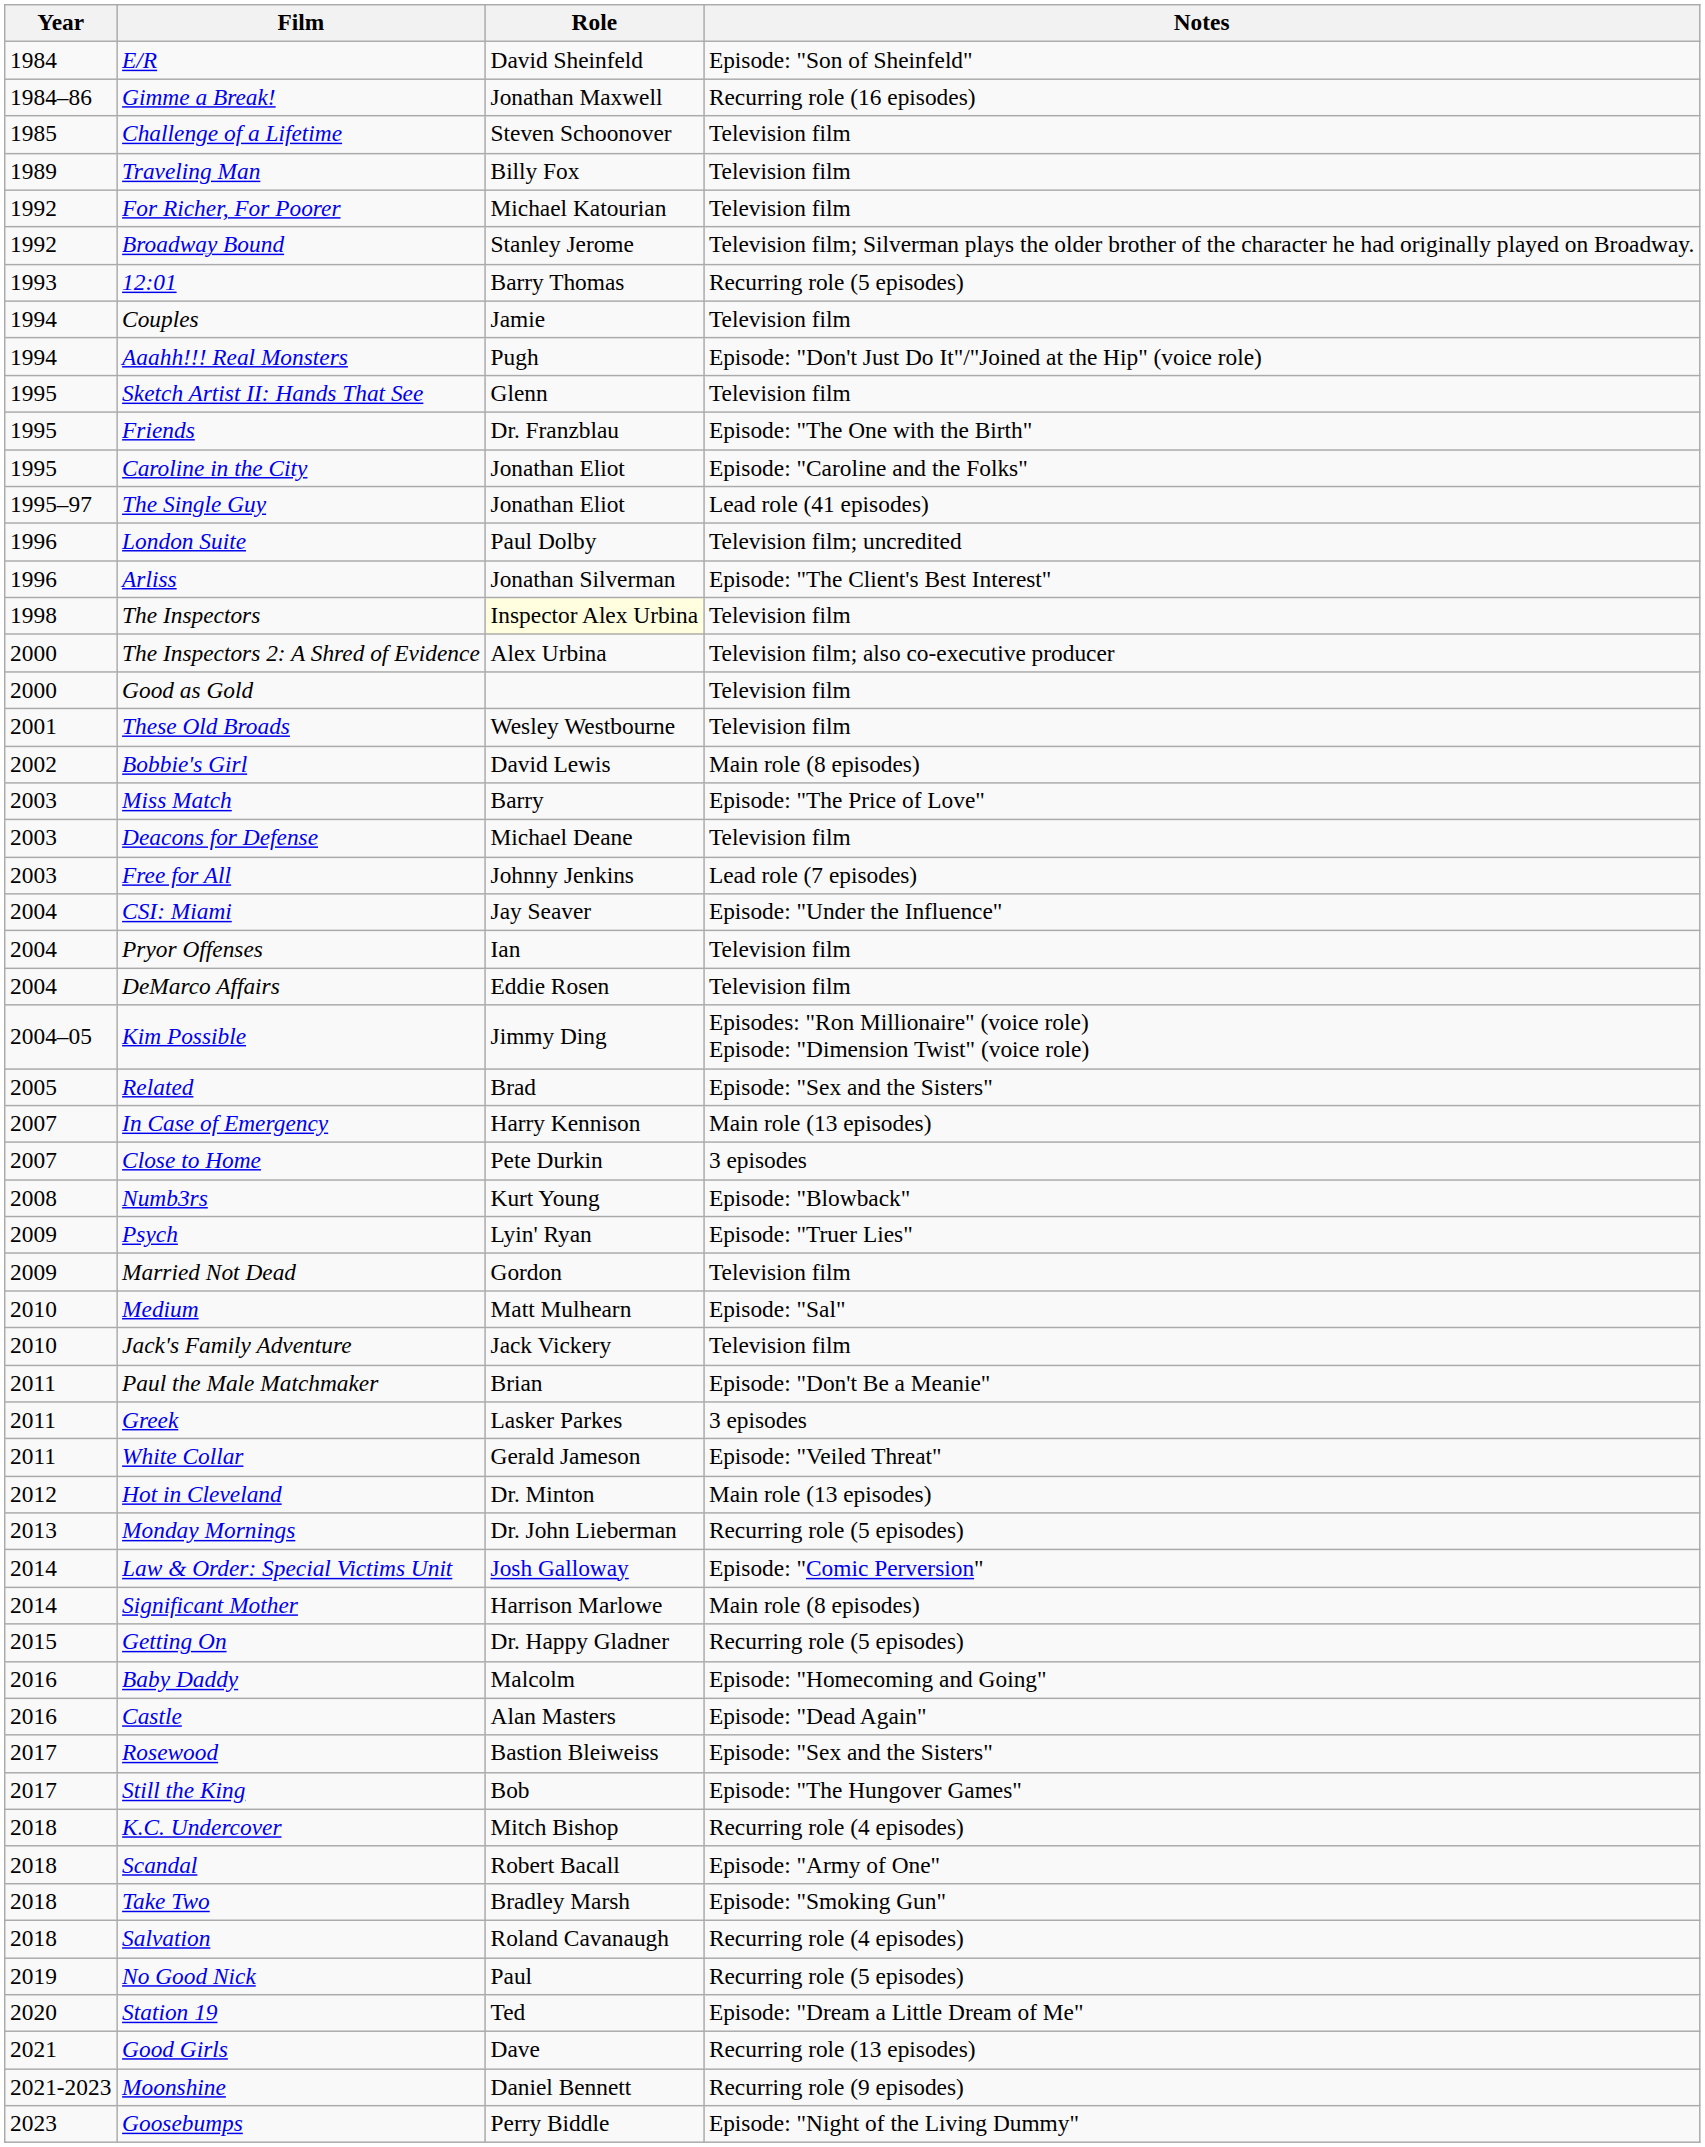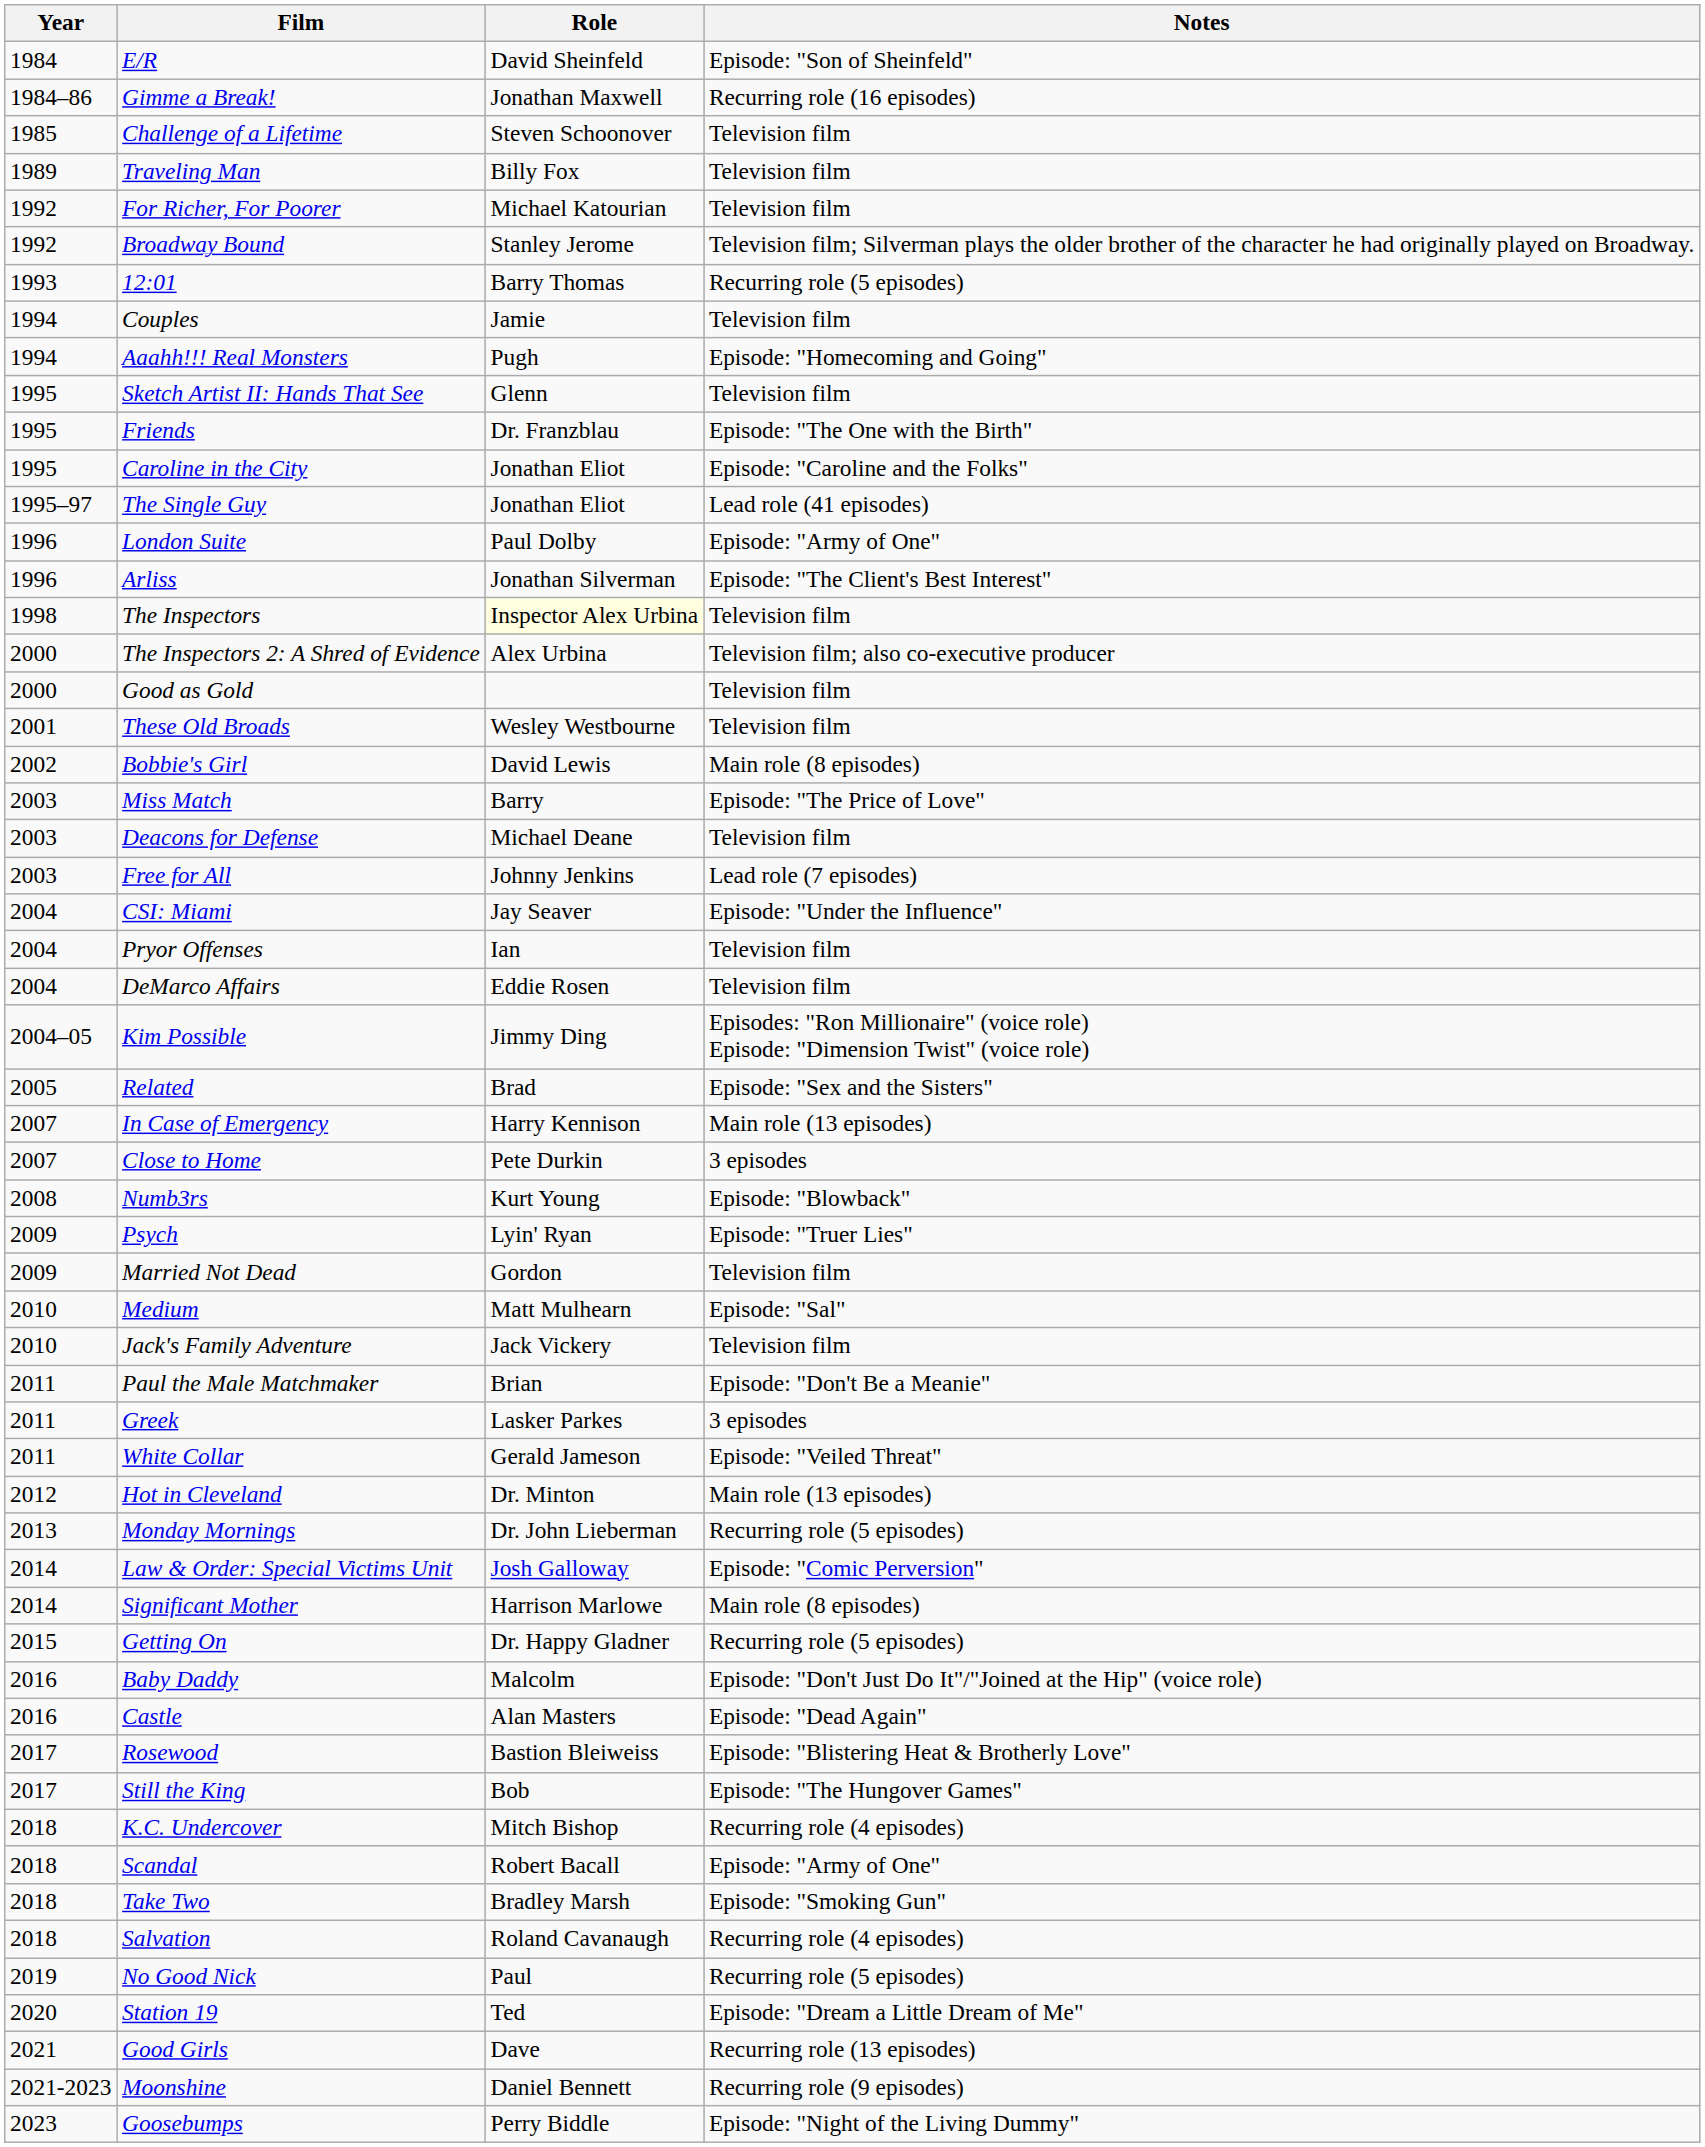(985, 356) Episode: "Don't Just Do It"/"Joined at the Hip" (voice role) -> (878, 356) Episode: "Homecoming and Going"
(835, 541) Television film; uncredited -> (825, 541) Episode: "Army of One"
(878, 1679) Episode: "Homecoming and Going" -> (985, 1679) Episode: "Don't Just Do It"/"Joined at the Hip" (voice role)
(851, 1753) Episode: "Sex and the Sisters" -> (920, 1753) Episode: "Blistering Heat & Brotherly Love"
